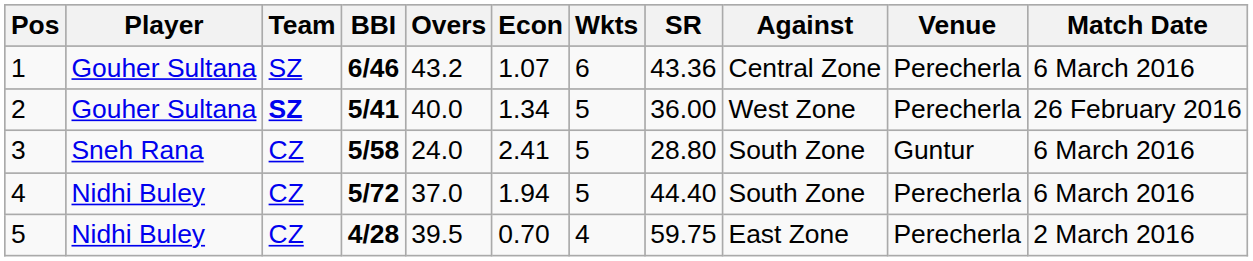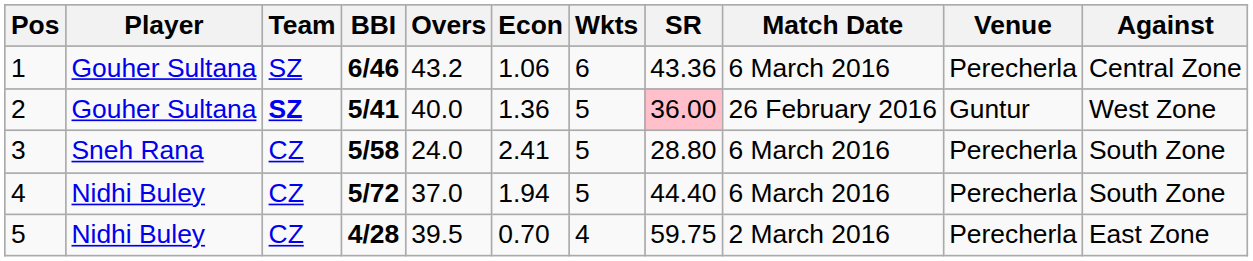columns swapped: (805, 25) <-> (1137, 25)
(524, 67) 1.07 -> (524, 67) 1.06
(524, 109) 1.34 -> (524, 109) 1.36
(683, 109) no background -> (683, 109) pink background
(957, 109) Perecherla -> (990, 109) Guntur
(934, 151) Guntur -> (1013, 151) Perecherla
